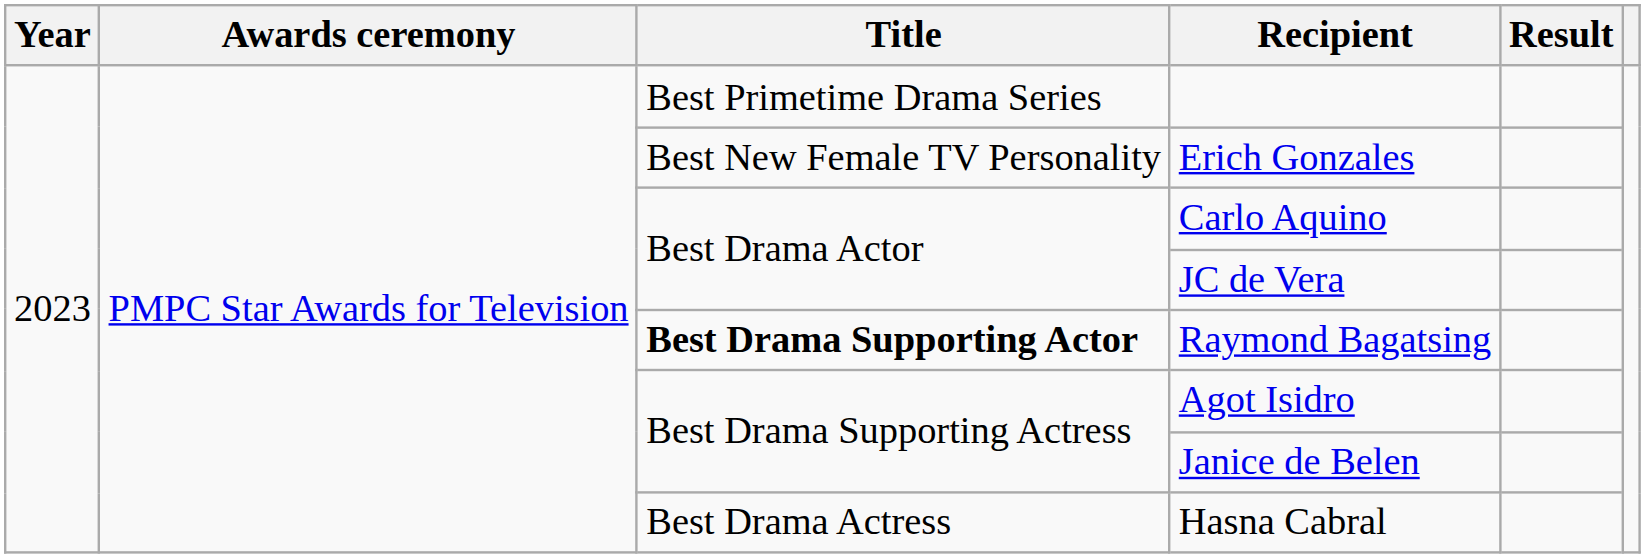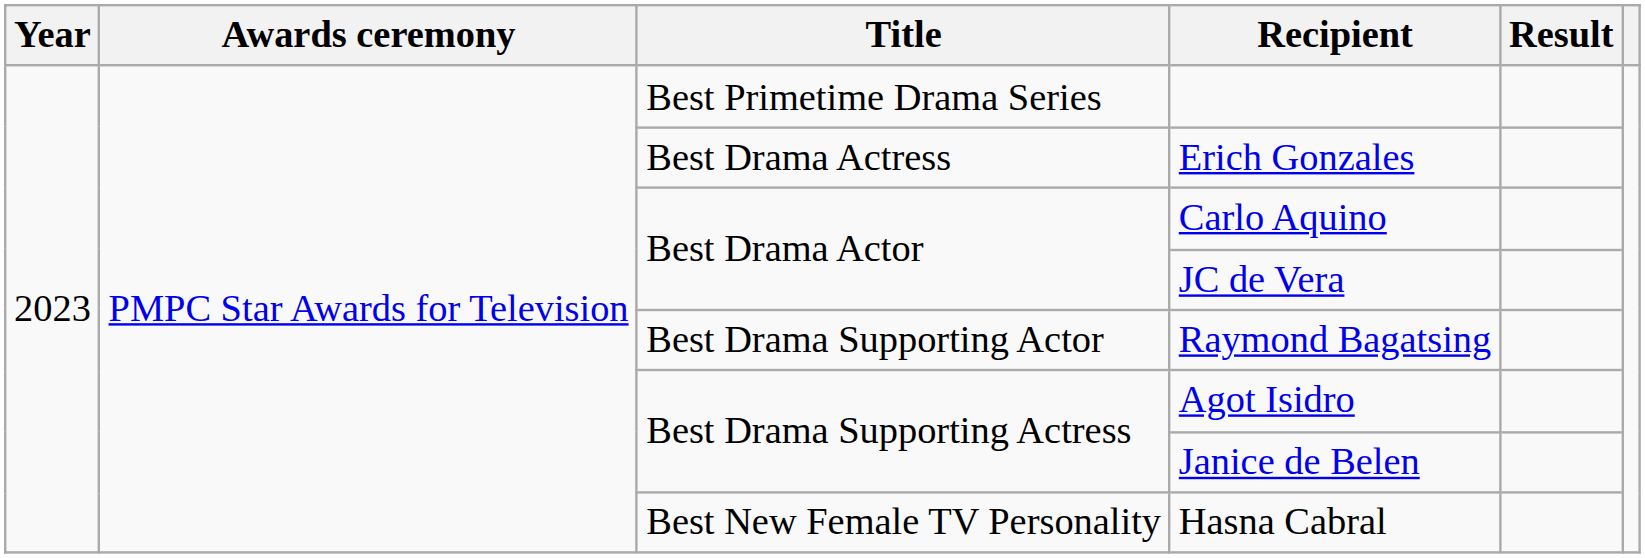(904, 156) Best New Female TV Personality -> (799, 156) Best Drama Actress
(892, 339) bold -> (875, 339) normal
(799, 522) Best Drama Actress -> (904, 522) Best New Female TV Personality
